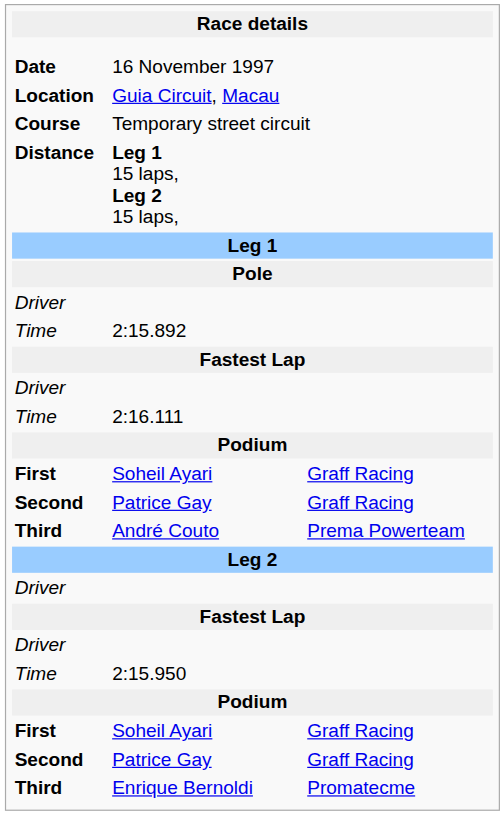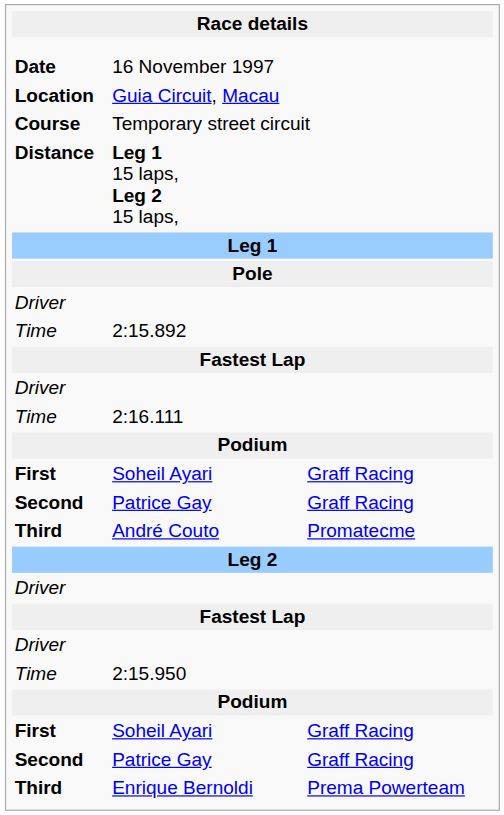(386, 531) Prema Powerteam -> (361, 531) Promatecme
(361, 788) Promatecme -> (386, 788) Prema Powerteam
